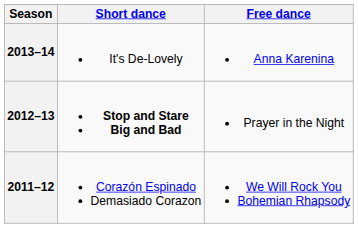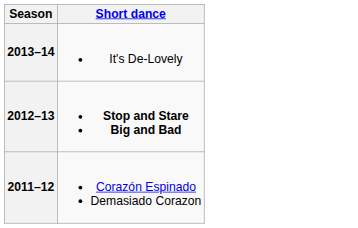- column: (279, 14)
